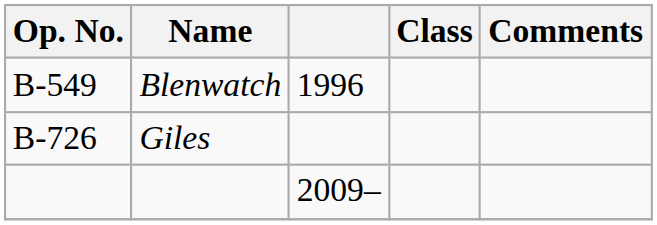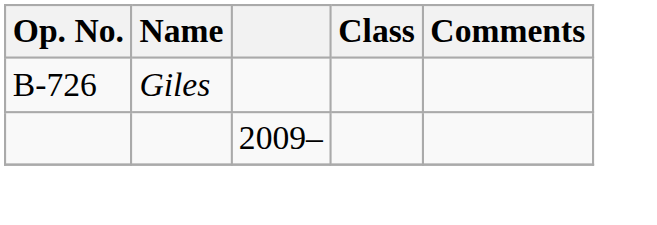- row: (55, 84)
